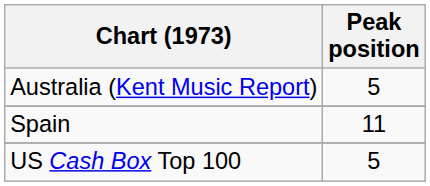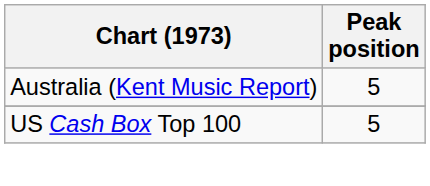- row: (40, 124)
